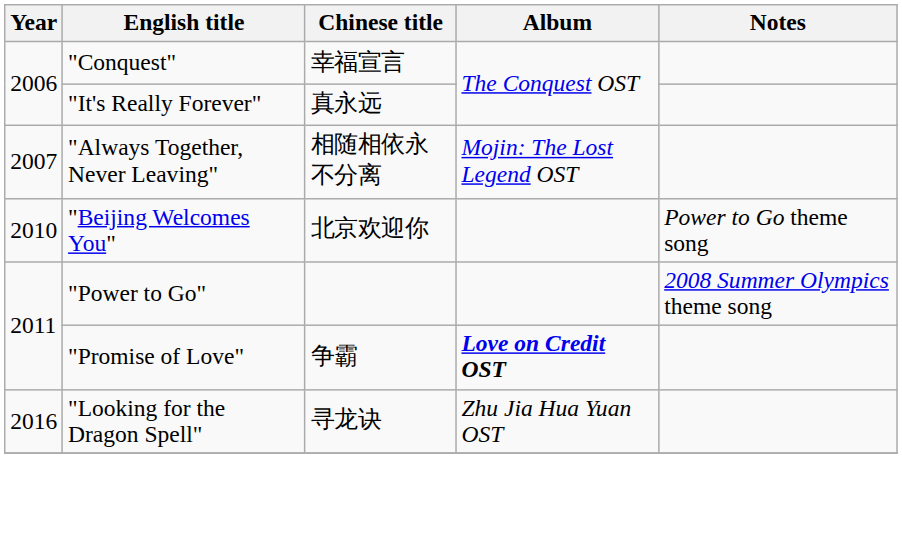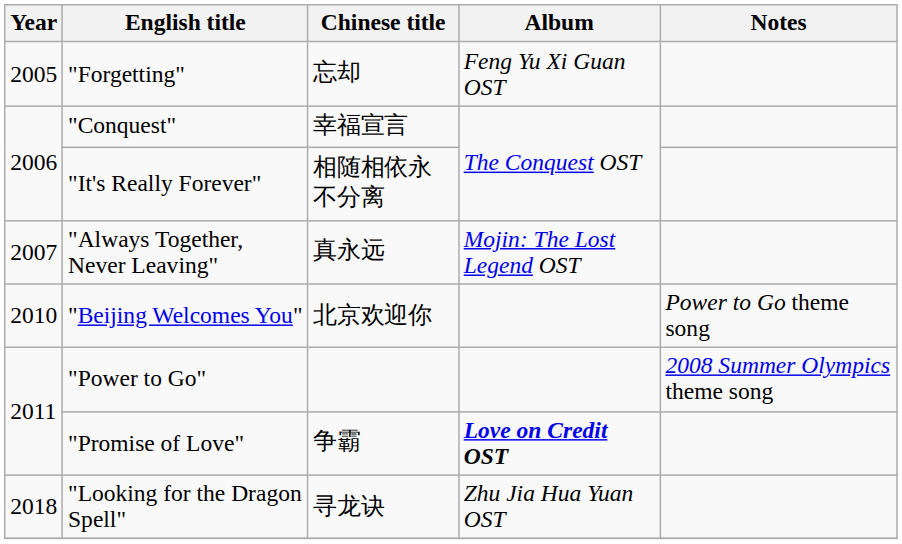+ row: (126, 73)
(346, 103) 真永远 -> (372, 182) 相随相依永不分离
(370, 160) 相随相依永不分离 -> (349, 251) 真永远
(34, 420) 2016 -> (34, 506) 2018
